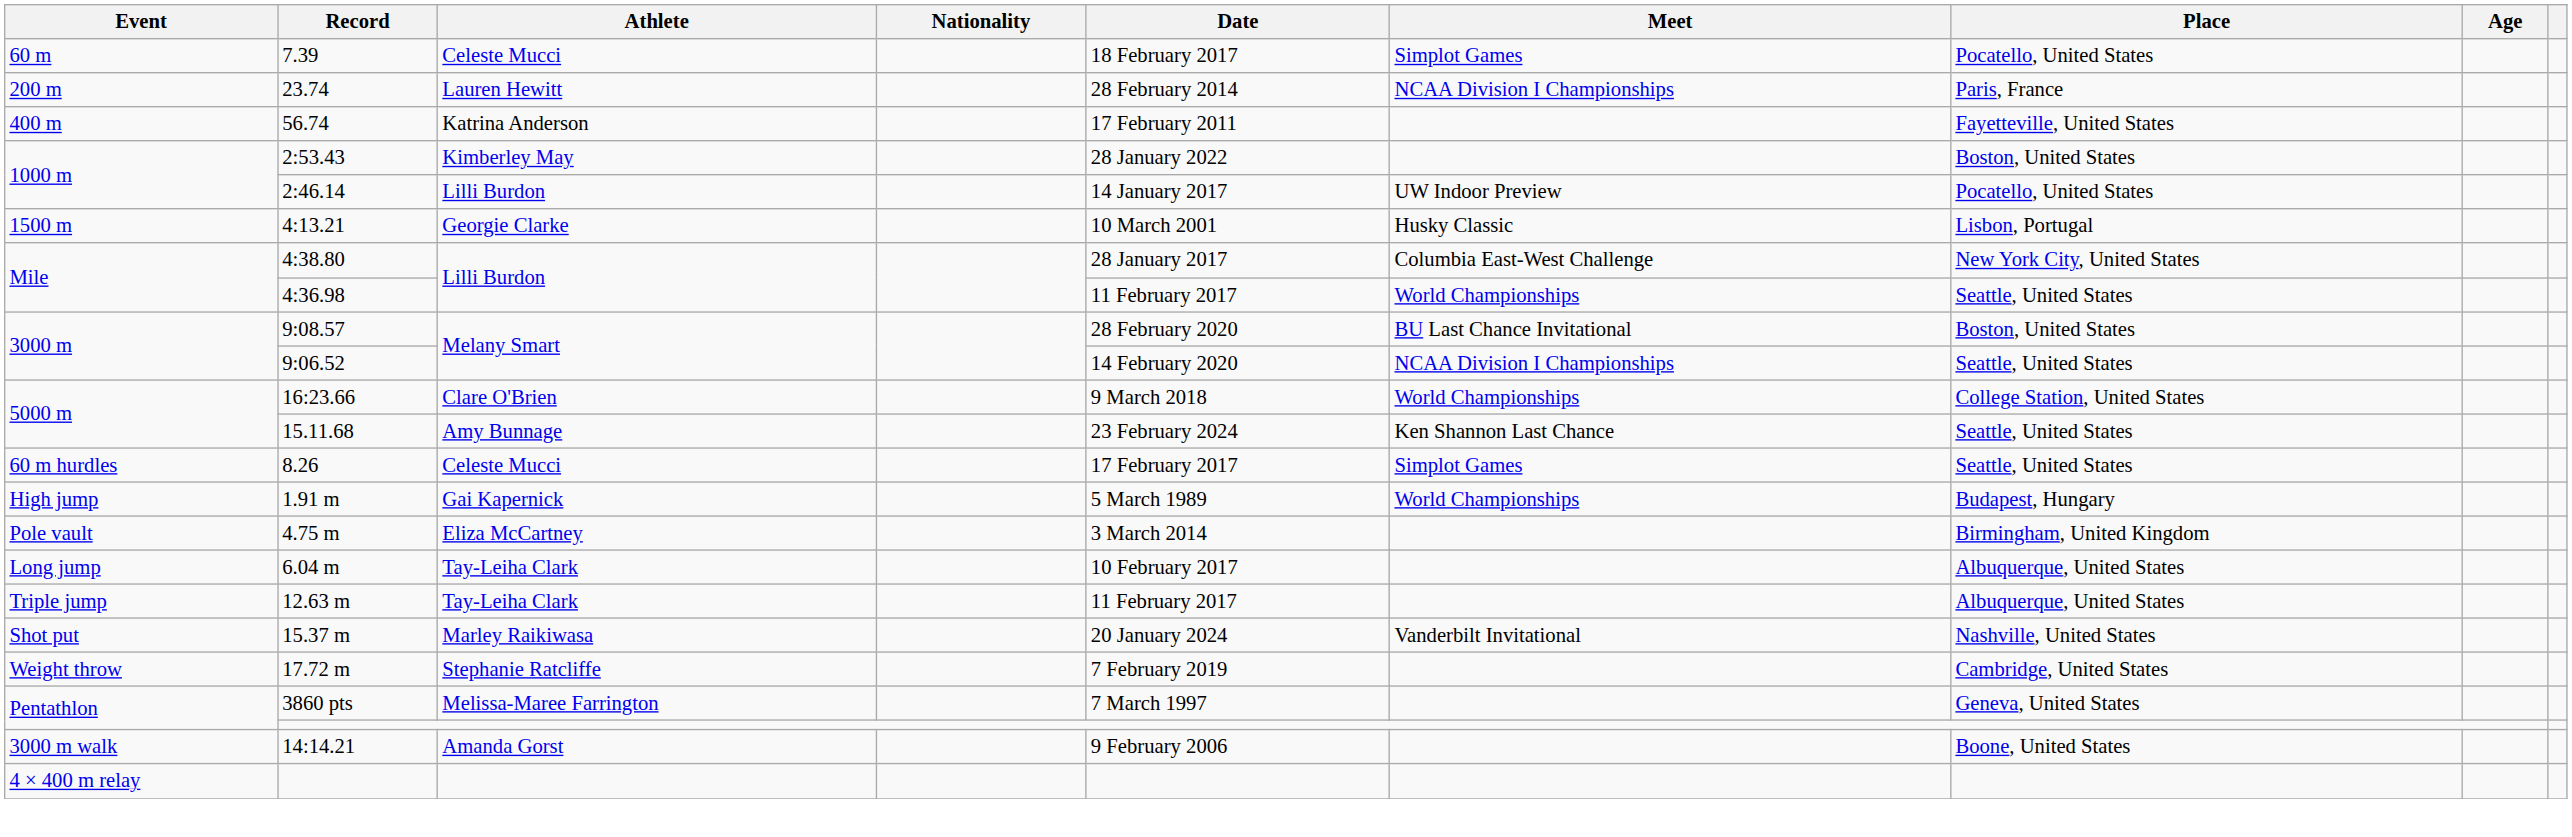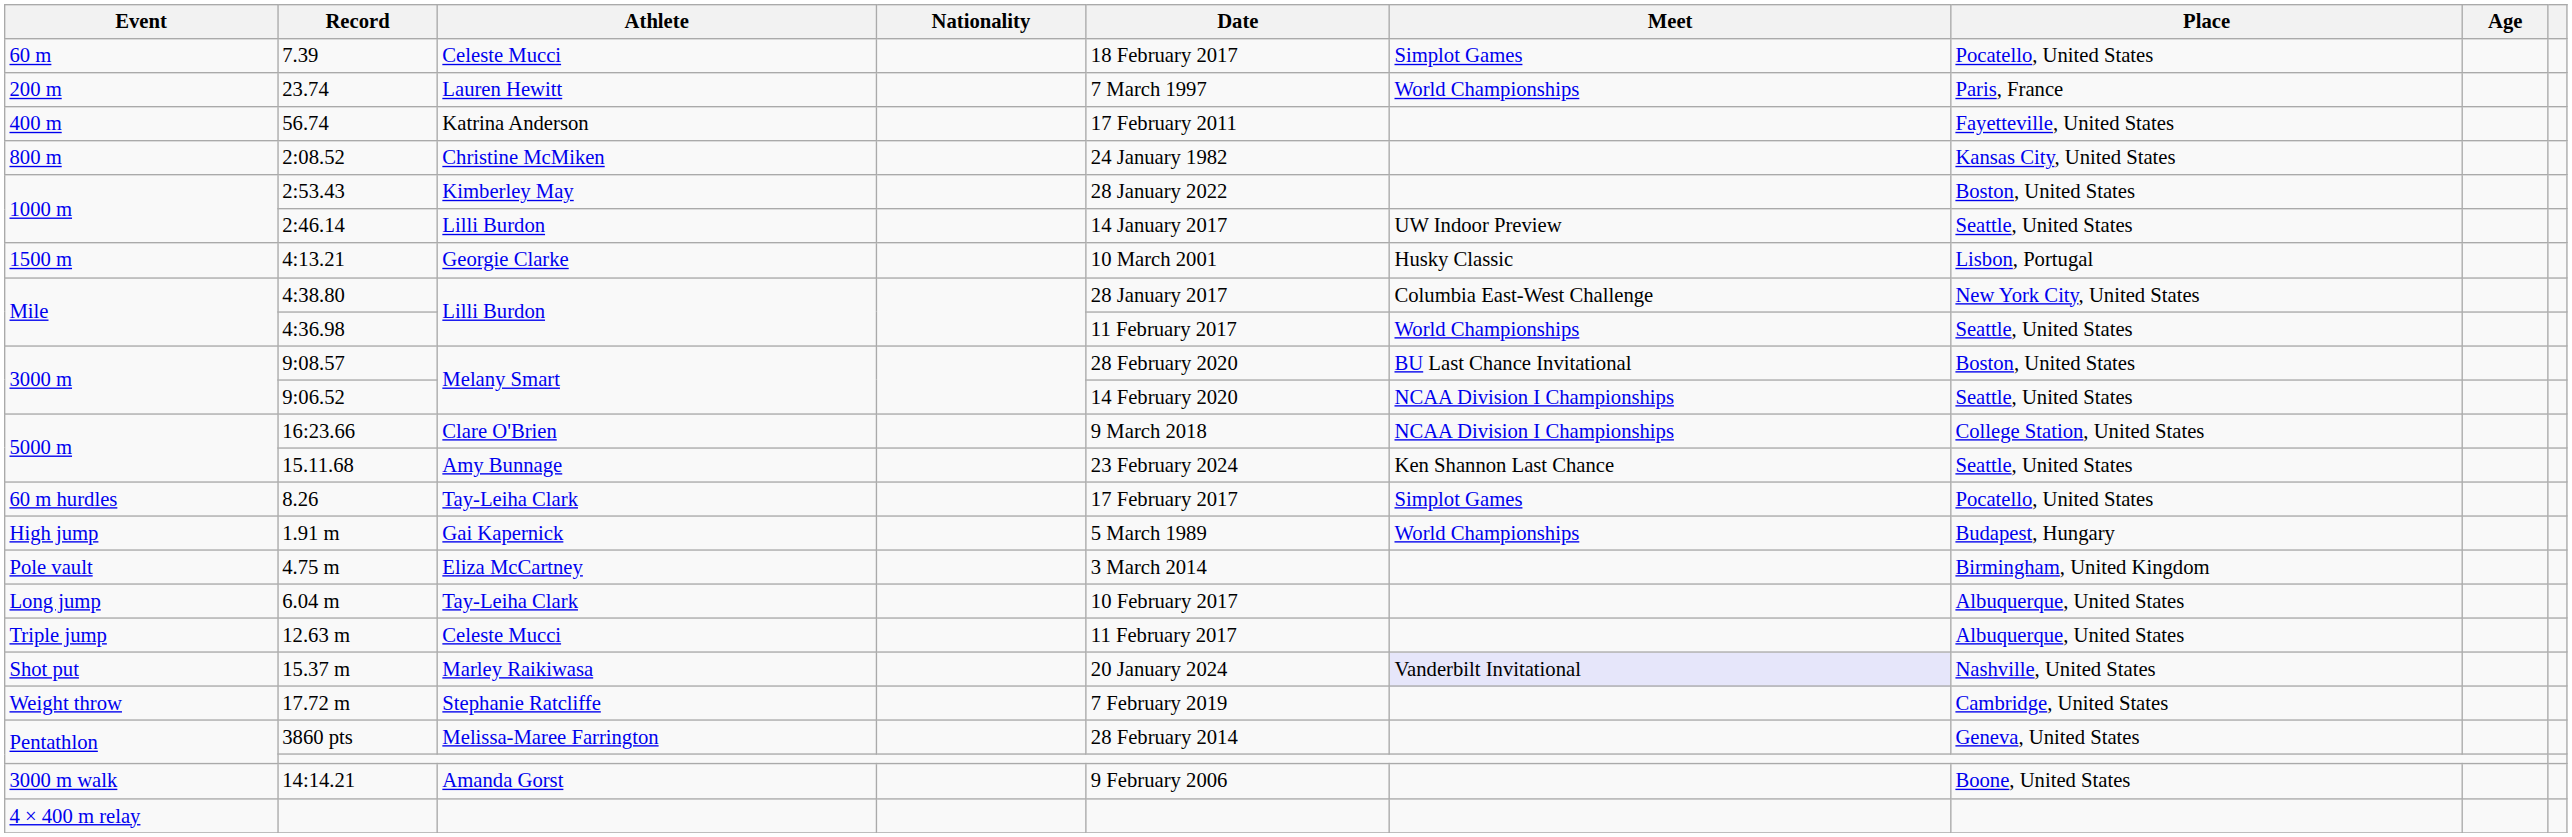(1164, 89) 28 February 2014 -> (1149, 89) 7 March 1997
(1534, 89) NCAA Division I Championships -> (1487, 89) World Championships
+ row: (36, 158)
(2054, 192) Pocatello, United States -> (2044, 226) Seattle, United States
(1487, 396) World Championships -> (1534, 430) NCAA Division I Championships
(502, 464) Celeste Mucci -> (510, 498) Tay-Leiha Clark
(2044, 464) Seattle, United States -> (2054, 498) Pocatello, United States
(510, 601) Tay-Leiha Clark -> (502, 635) Celeste Mucci
(1488, 635) no background -> (1488, 669) lavender background
(1149, 703) 7 March 1997 -> (1164, 737) 28 February 2014
